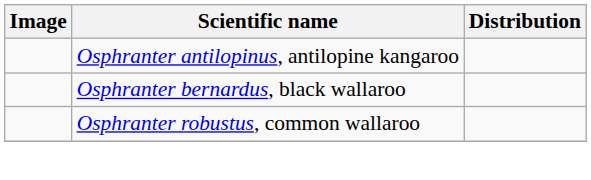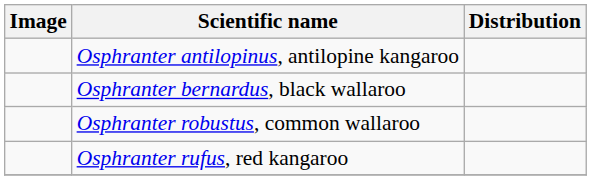+ row: (212, 157)
